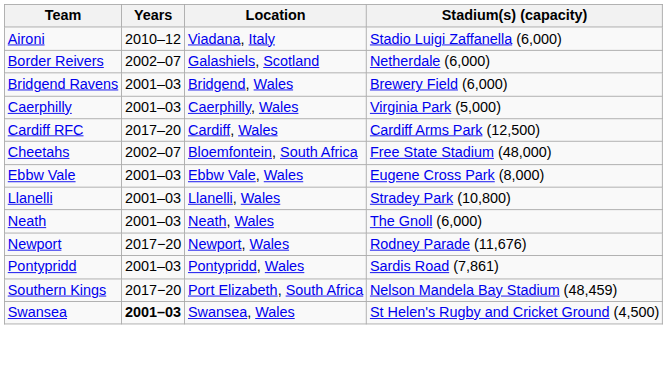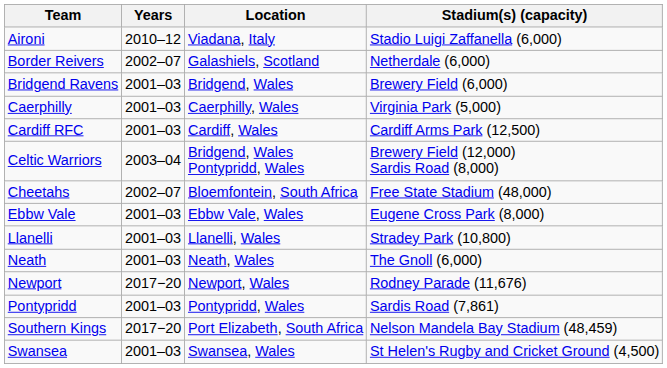(153, 130) 2017–20 -> (153, 130) 2001–03
+ row: (55, 161)
(153, 312) bold -> (153, 351) normal
